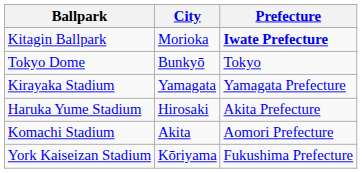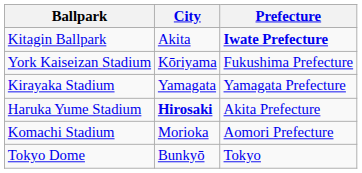(183, 39) Morioka -> (174, 39) Akita
rows swapped: (79, 156) <-> (46, 62)
(183, 109) normal -> (185, 109) bold
(174, 132) Akita -> (183, 132) Morioka
